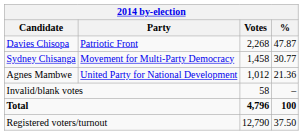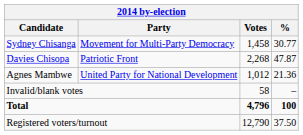rows swapped: (38, 43) <-> (41, 59)
